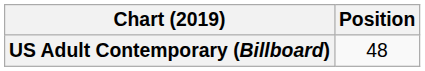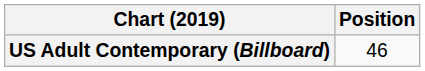(377, 50) 48 -> (377, 50) 46
